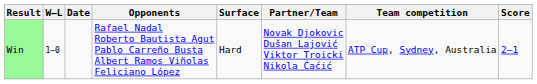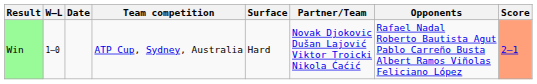columns swapped: (422, 12) <-> (154, 12)
(510, 49) no background -> (510, 49) lightsalmon background
